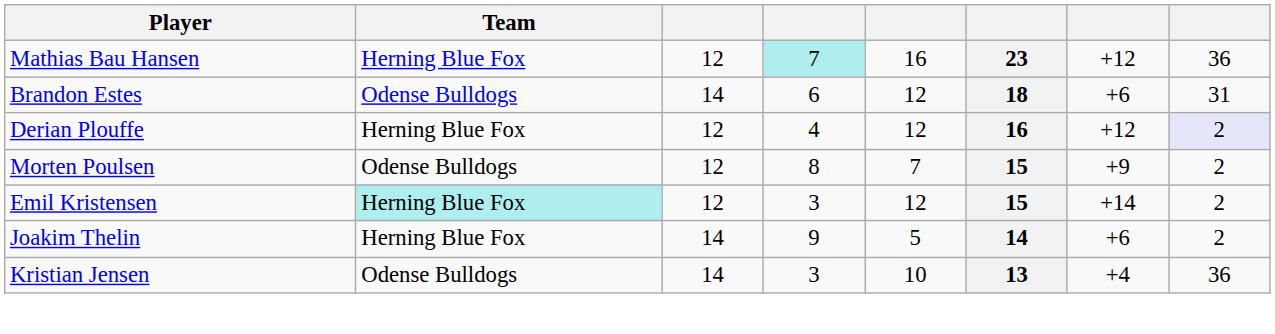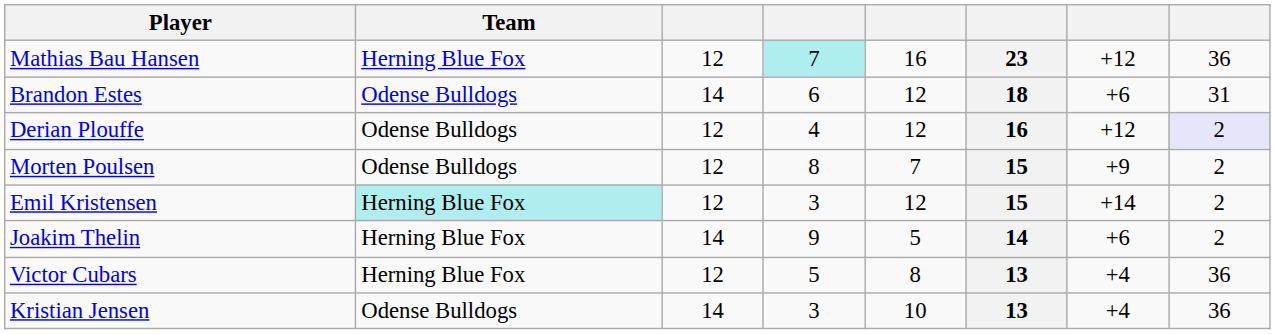(443, 130) Herning Blue Fox -> (439, 130) Odense Bulldogs
+ row: (73, 274)
